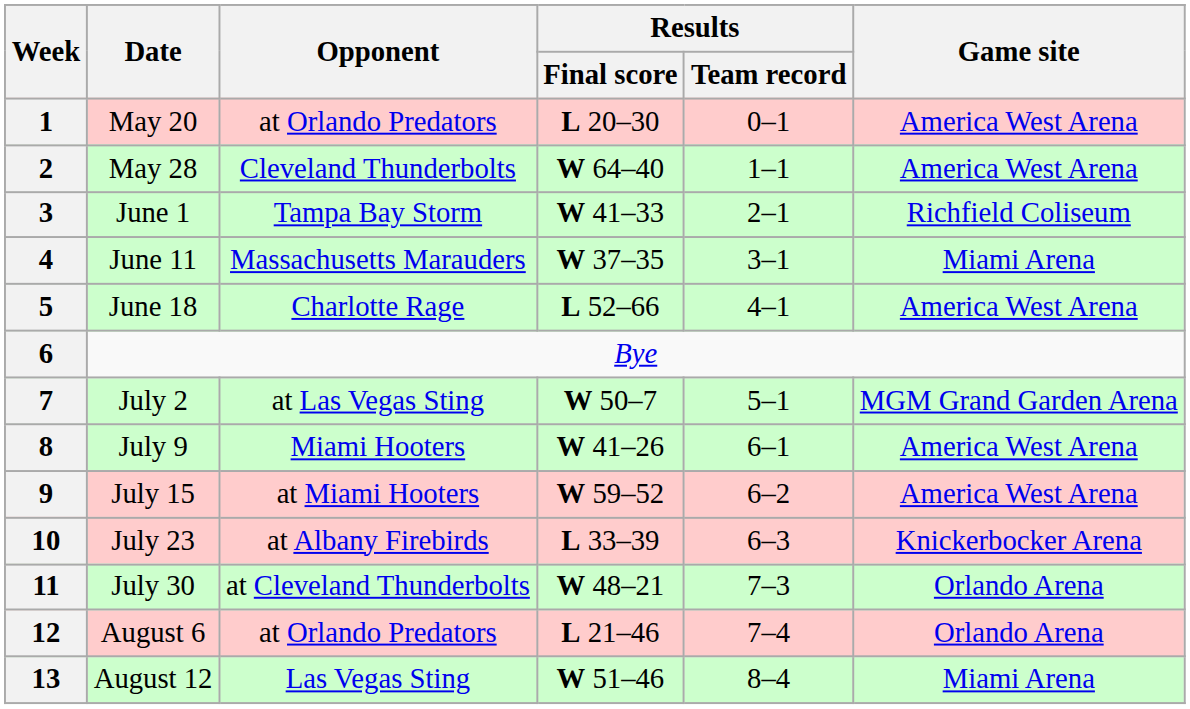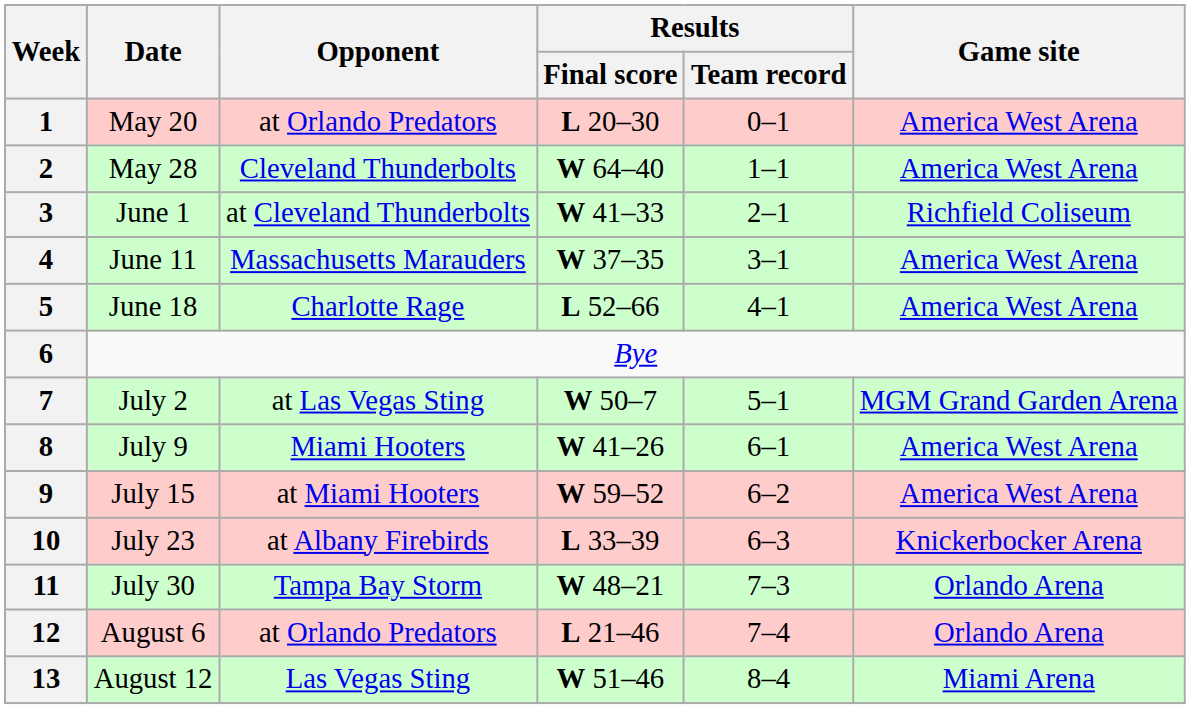(378, 213) Tampa Bay Storm -> (378, 213) at Cleveland Thunderbolts
(1019, 260) Miami Arena -> (1019, 260) America West Arena
(378, 586) at Cleveland Thunderbolts -> (378, 586) Tampa Bay Storm
